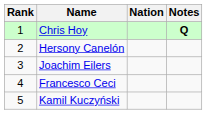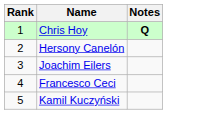- column: (147, 13)
